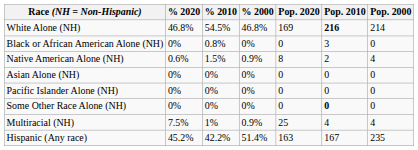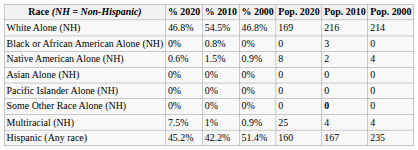(332, 28) bold -> (332, 28) normal
(286, 138) 163 -> (286, 138) 160
